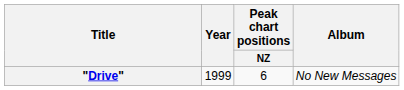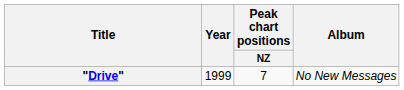(264, 76) 6 -> (264, 76) 7
